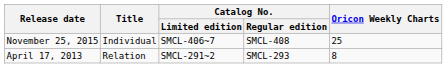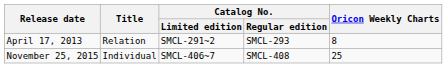rows swapped: (44, 56) <-> (52, 41)
